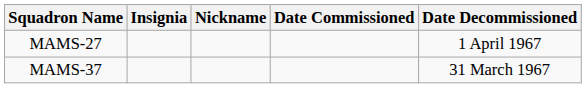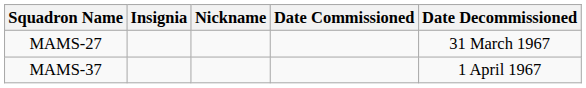(500, 43) 1 April 1967 -> (500, 43) 31 March 1967
(500, 69) 31 March 1967 -> (500, 69) 1 April 1967
